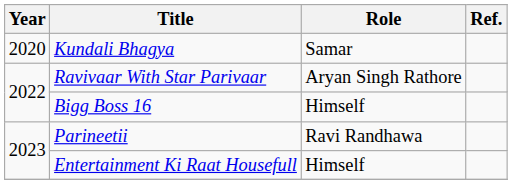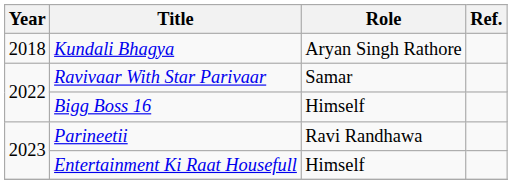(27, 48) 2020 -> (27, 48) 2018
(329, 48) Samar -> (384, 48) Aryan Singh Rathore
(384, 77) Aryan Singh Rathore -> (329, 77) Samar
